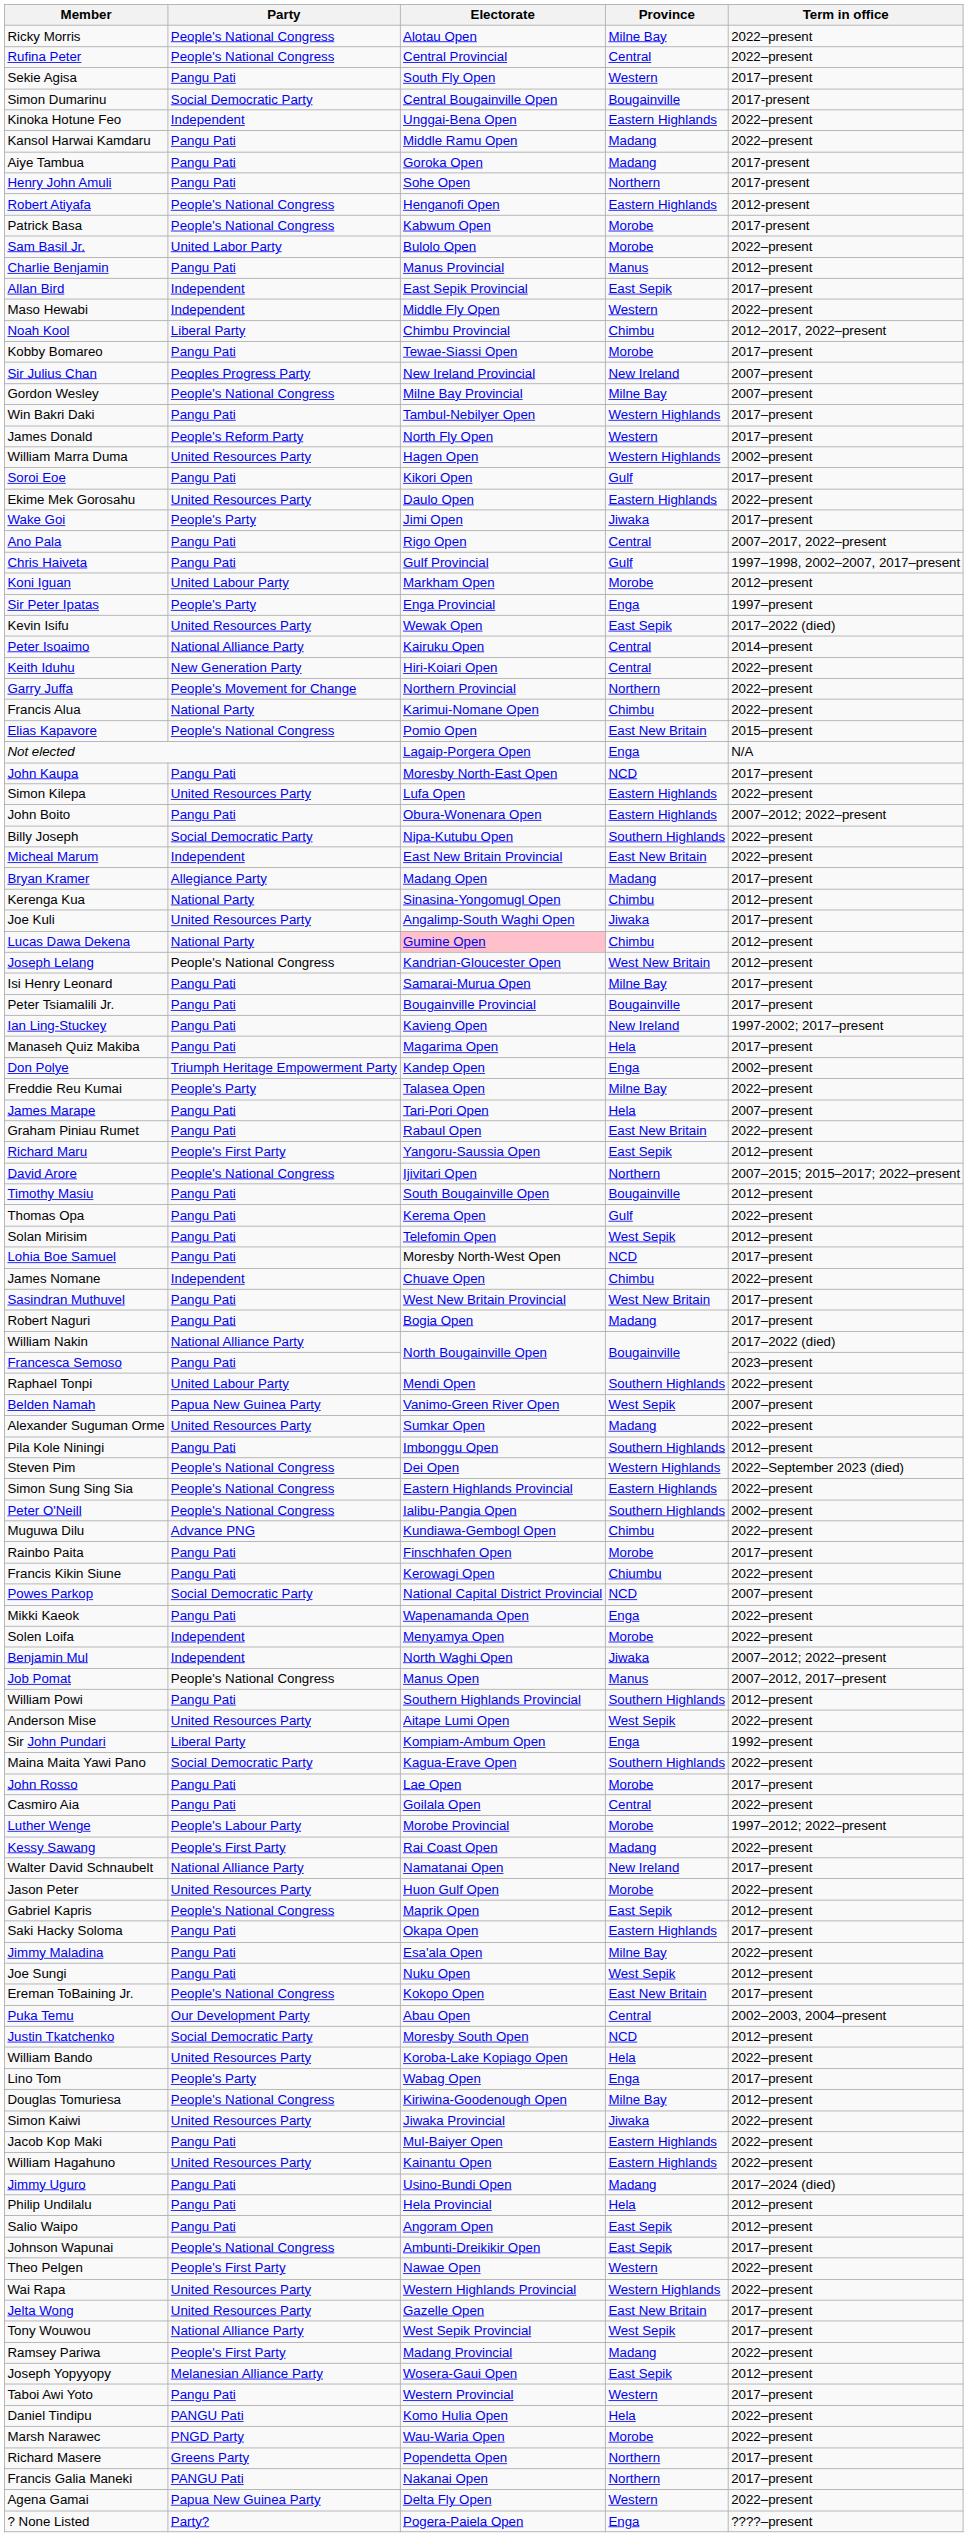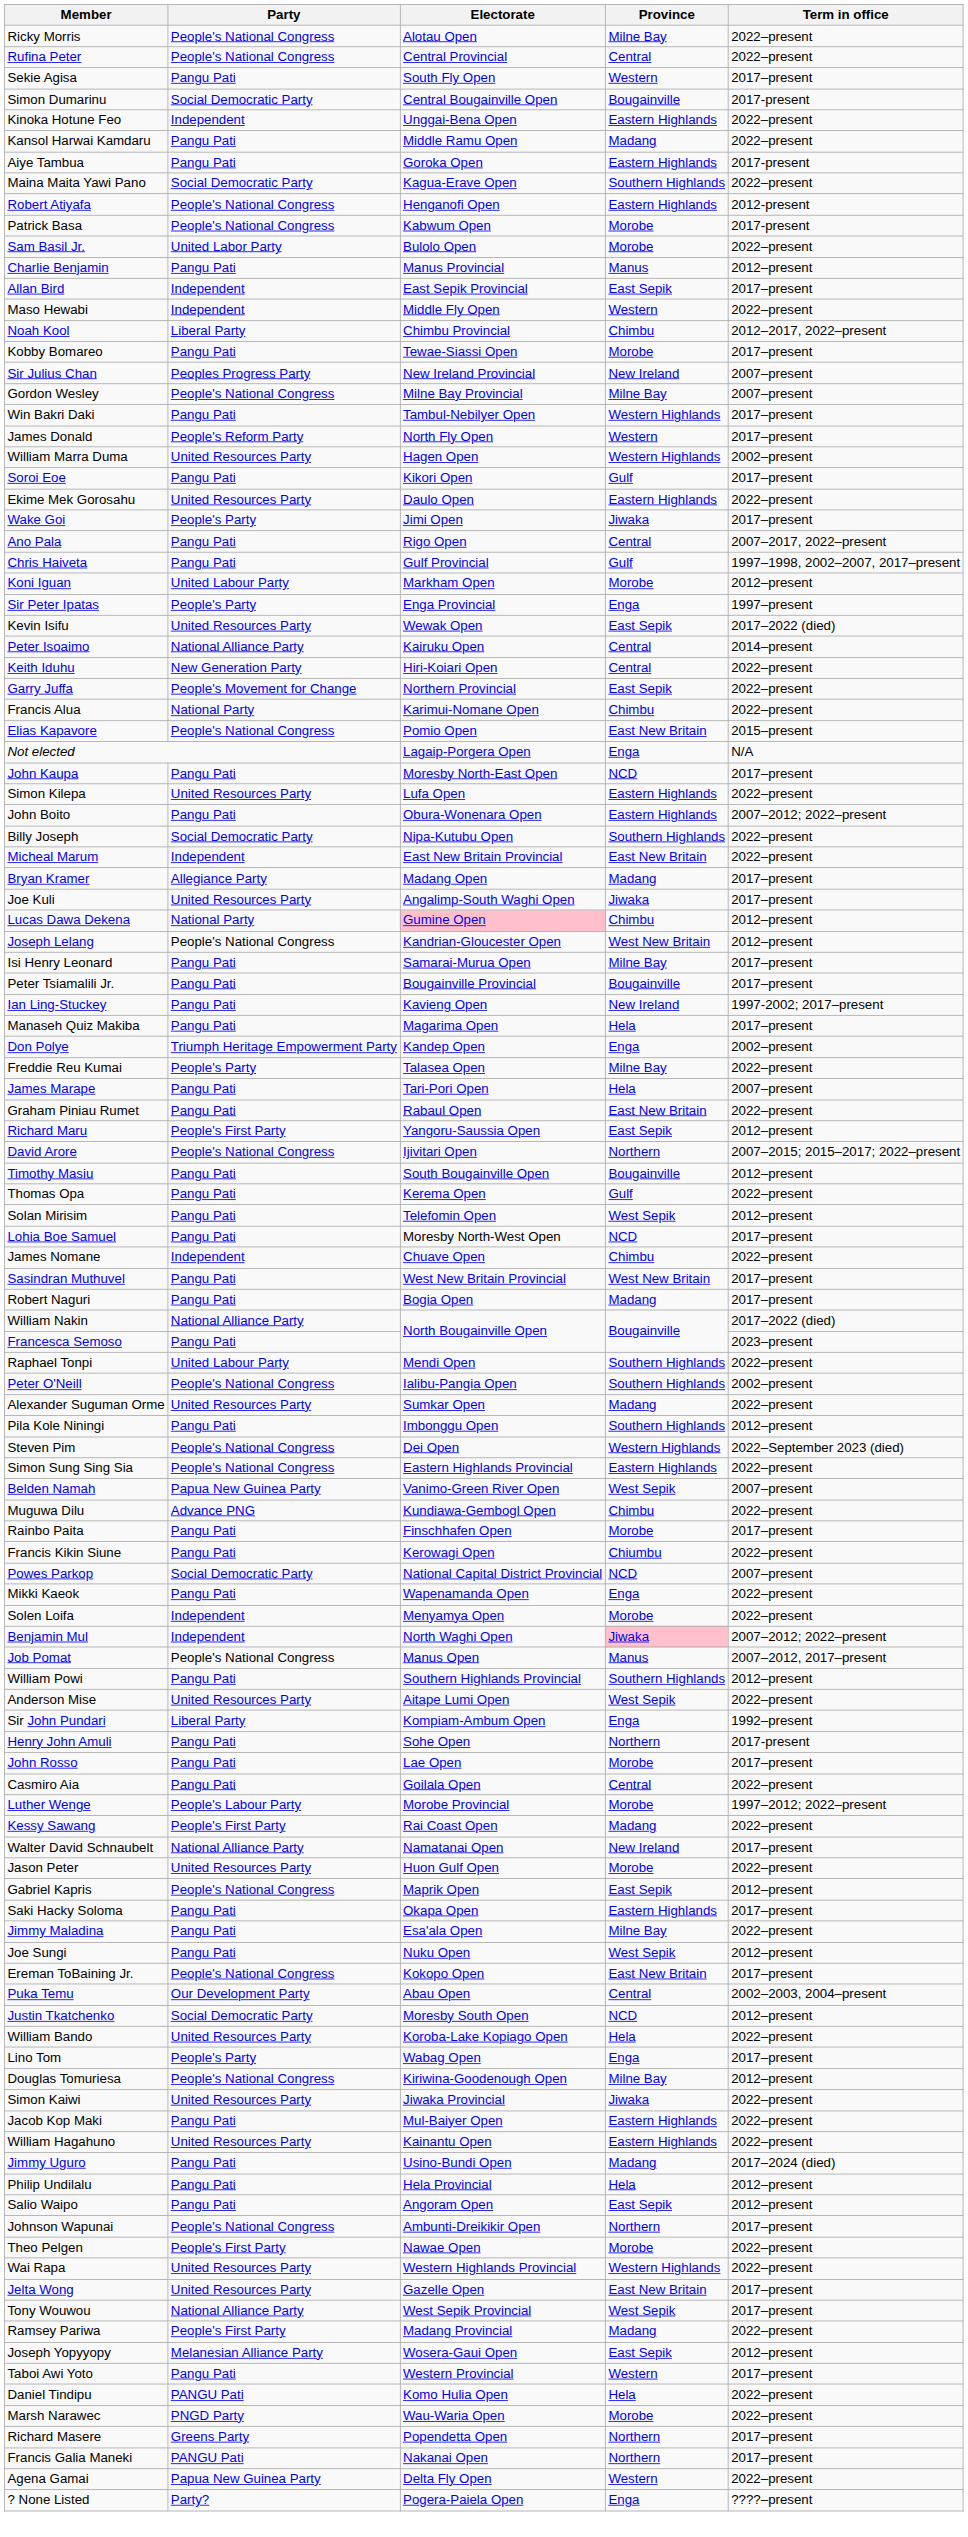(632, 162) Madang -> (663, 162) Eastern Highlands
rows swapped: (60, 183) <-> (77, 1763)
(634, 688) Northern -> (640, 688) East Sepik
- row: (46, 899)
rows swapped: (51, 1405) <-> (45, 1510)
(629, 1657) no background -> (629, 1636) pink background
(640, 2247) East Sepik -> (634, 2226) Northern
(633, 2268) Western -> (631, 2247) Morobe
